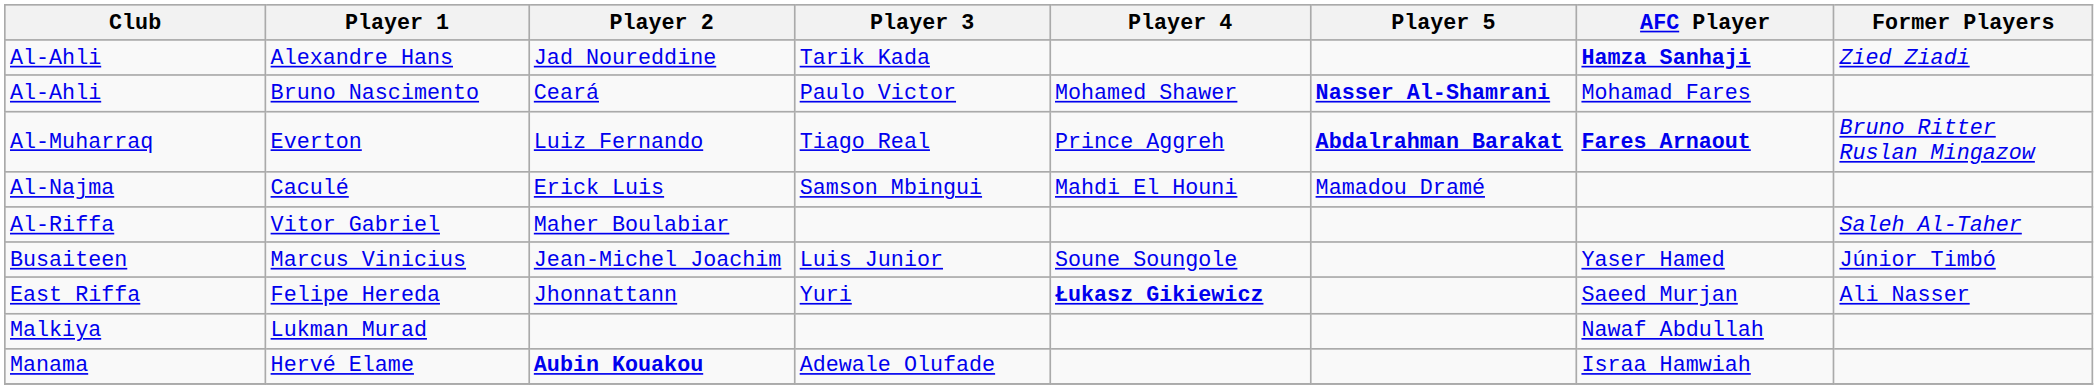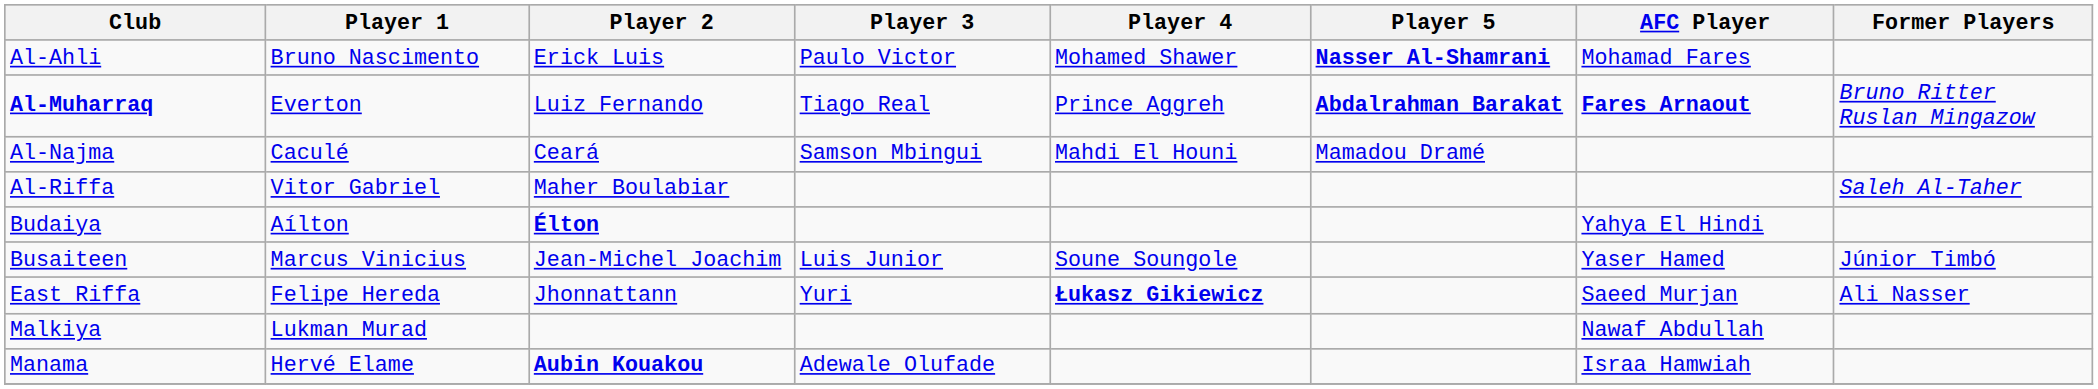- row: (362, 58)
(566, 93) Ceará -> (599, 58) Erick Luis
(82, 141) normal -> (82, 106) bold
(599, 189) Erick Luis -> (566, 154) Ceará
+ row: (310, 224)
